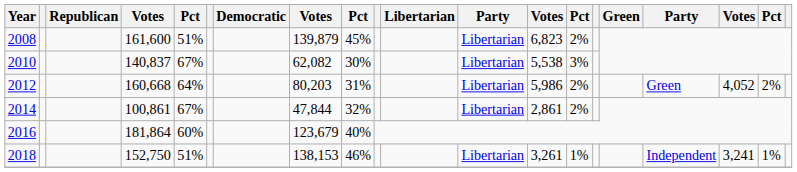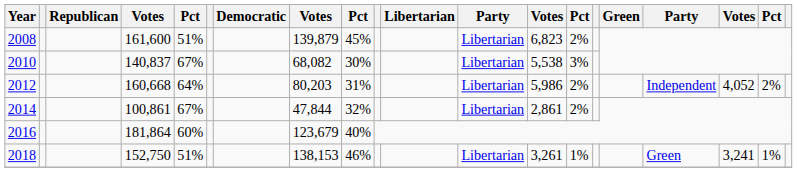(312, 62) 62,082 -> (312, 62) 68,082
(664, 86) Green -> (681, 86) Independent
(681, 156) Independent -> (664, 156) Green
